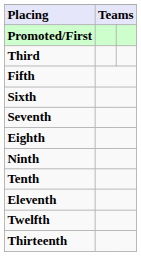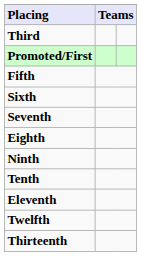rows swapped: (50, 35) <-> (24, 55)
